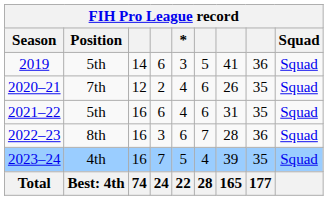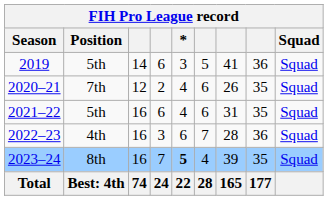(96, 135) 8th -> (96, 135) 4th
(96, 159) 4th -> (96, 159) 8th
(183, 159) normal -> (183, 159) bold
